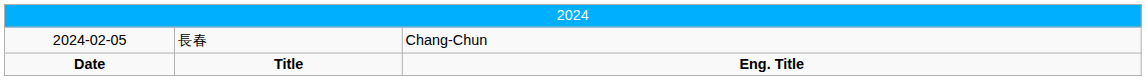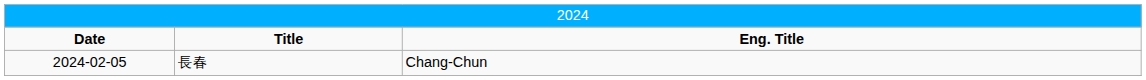rows swapped: (90, 64) <-> (90, 40)
